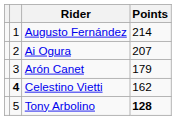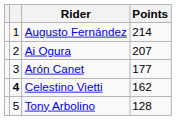(142, 69) 179 -> (142, 69) 177
(142, 105) bold -> (142, 105) normal
